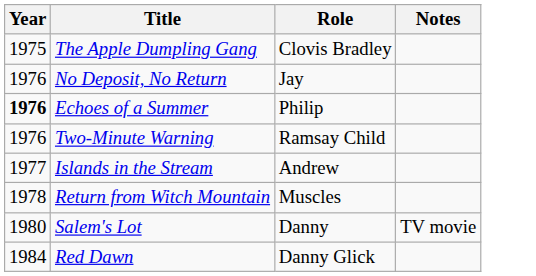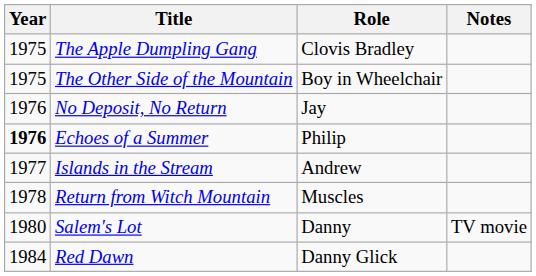+ row: (174, 78)
- row: (134, 138)
